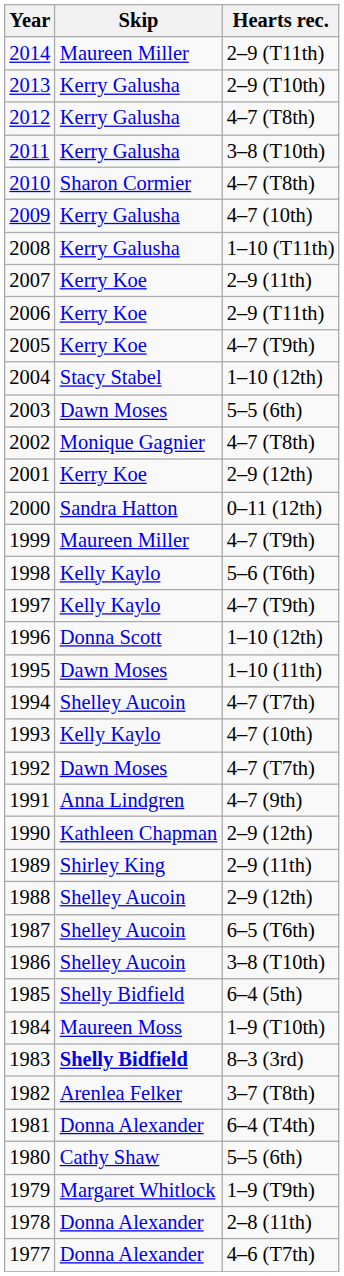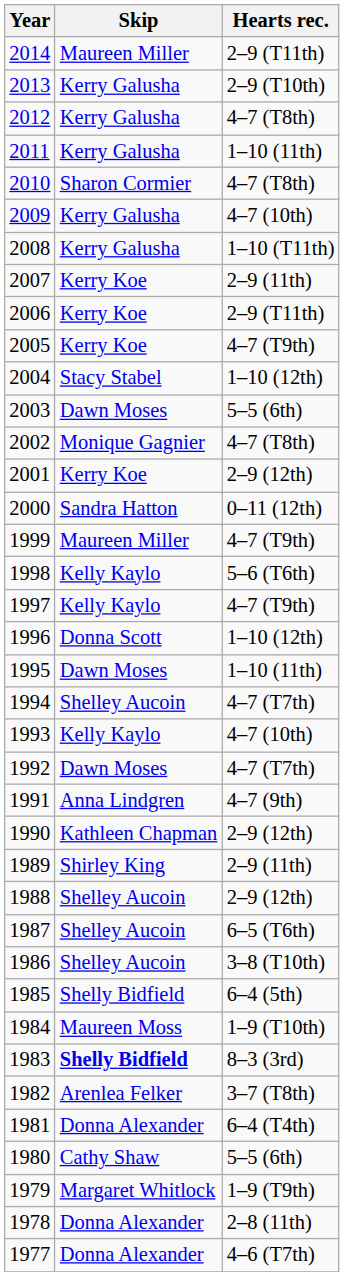(276, 150) 3–8 (T10th) -> (274, 150) 1–10 (11th)
